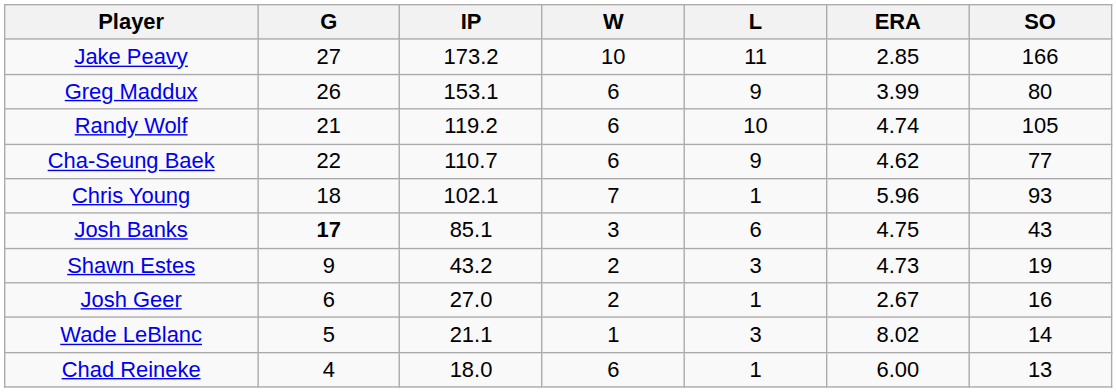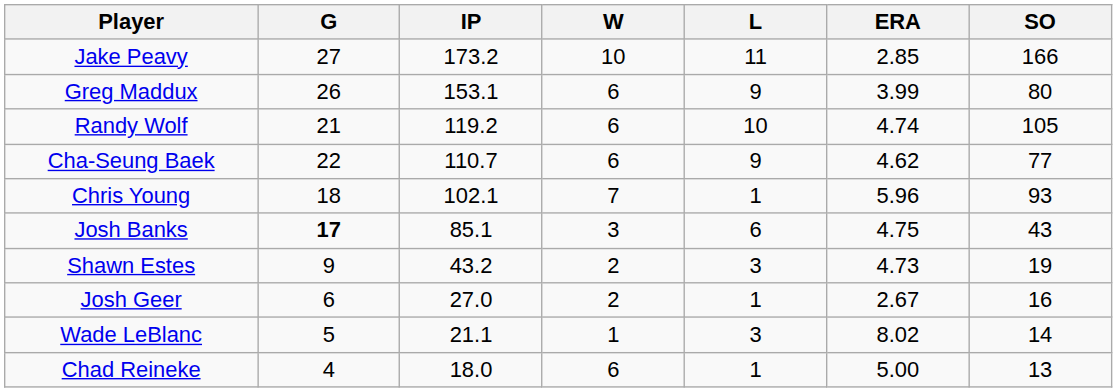(898, 369) 6.00 -> (898, 369) 5.00
